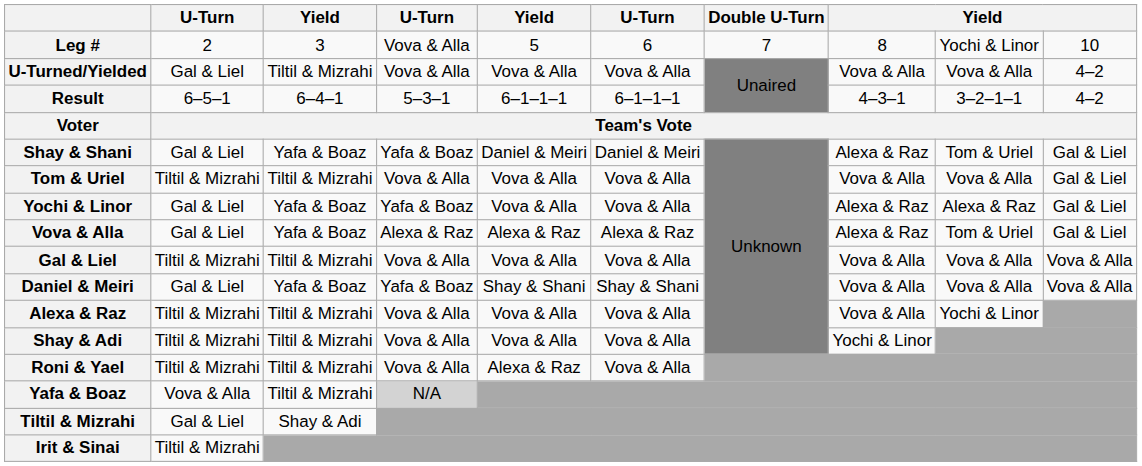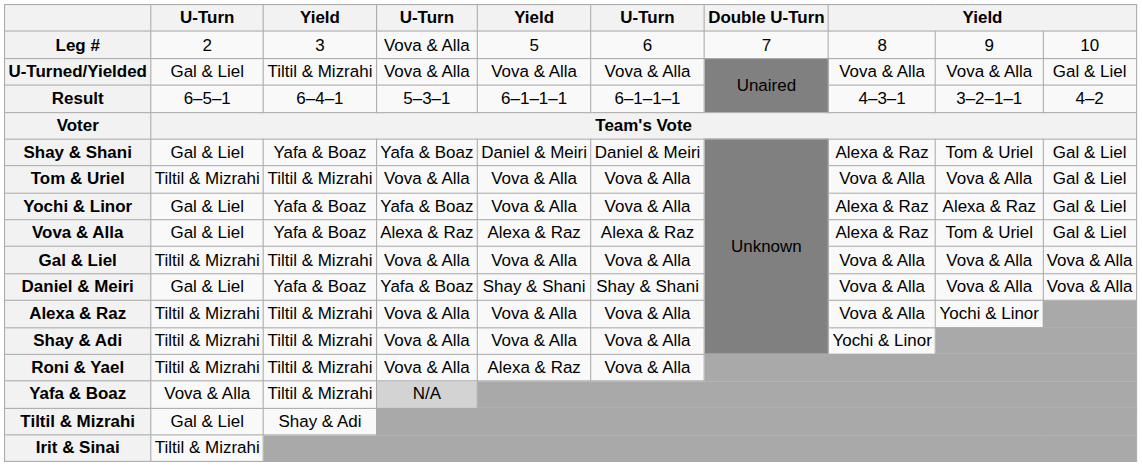(989, 44) Yochi & Linor -> (989, 44) 9
(1090, 71) 4–2 -> (1090, 71) Gal & Liel
